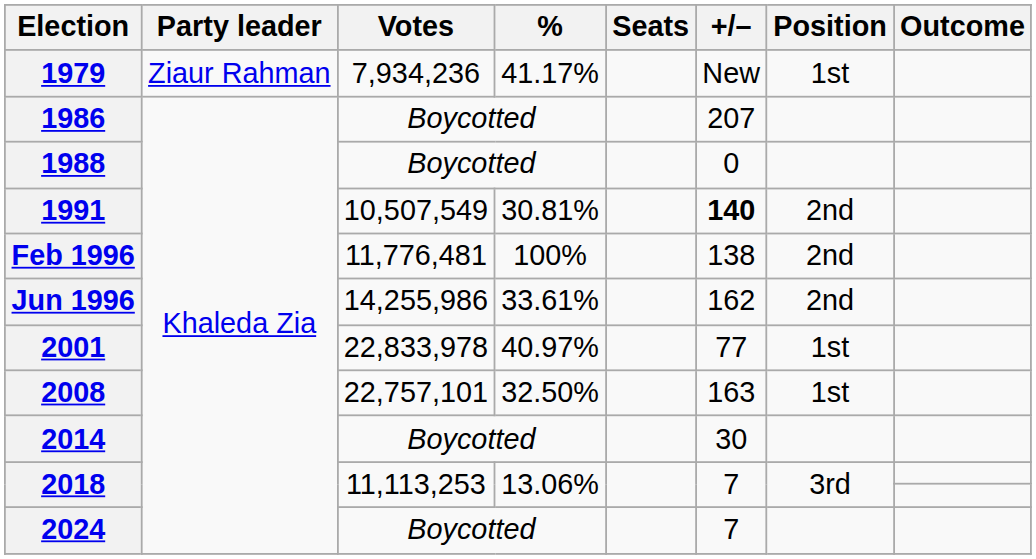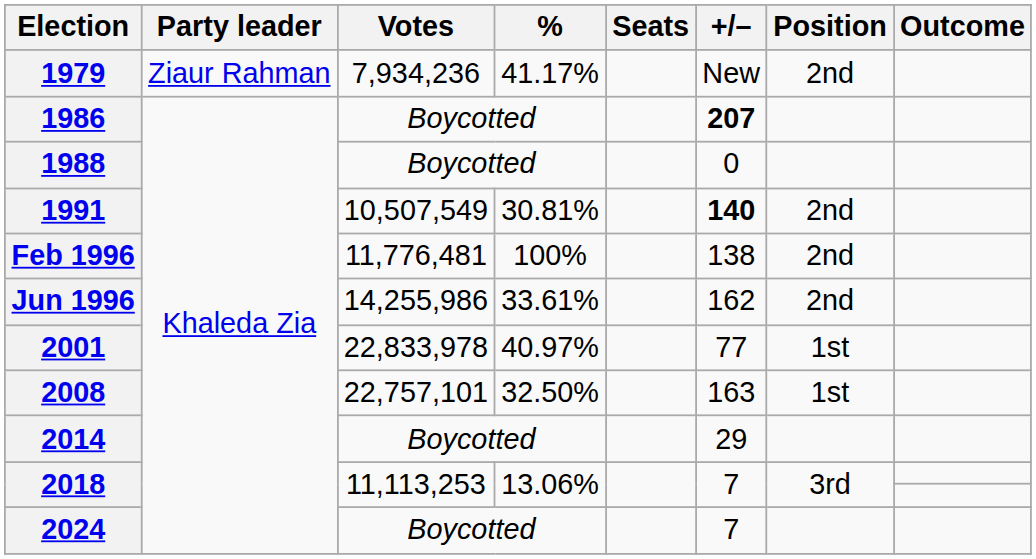(830, 73) 1st -> (830, 73) 2nd
(731, 118) normal -> (731, 118) bold
(731, 438) 30 -> (731, 438) 29
